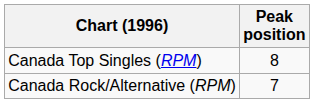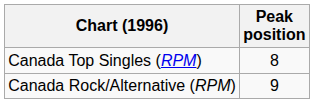(274, 85) 7 -> (274, 85) 9
